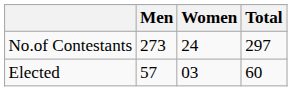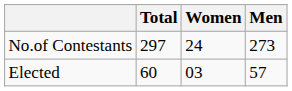columns swapped: (157, 18) <-> (264, 18)
